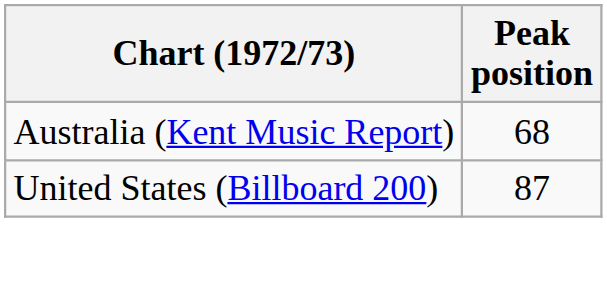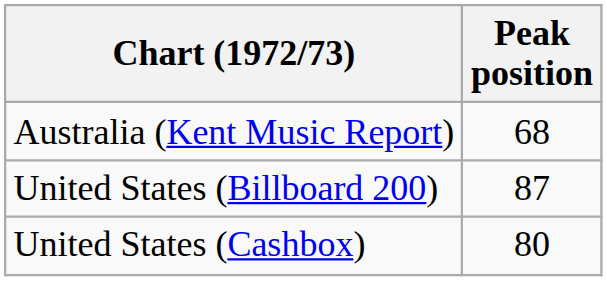+ row: (189, 244)
